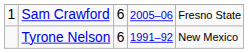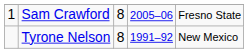(121, 15) 6 -> (121, 15) 8
(121, 37) 6 -> (121, 37) 8
